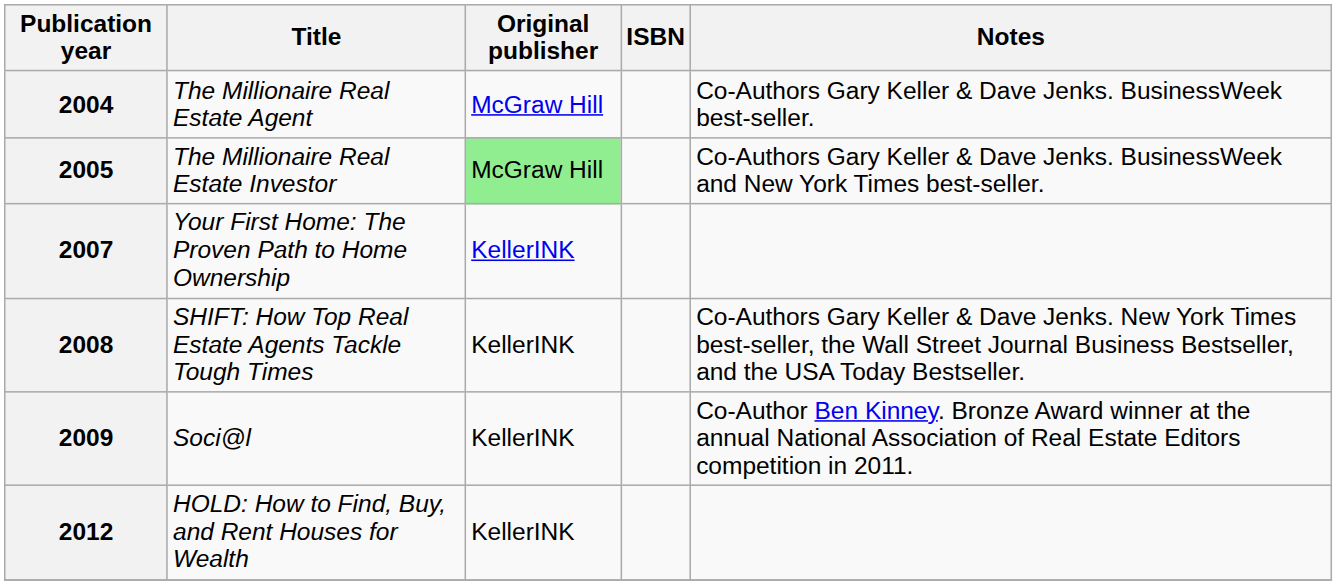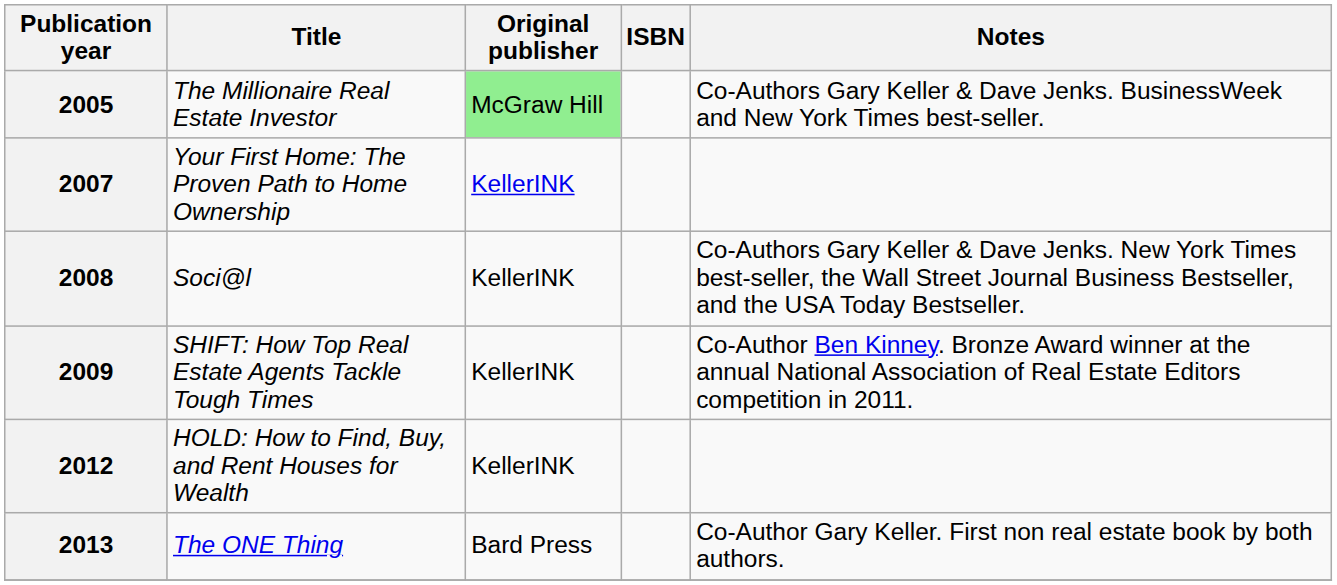- row: (86, 104)
(291, 344) SHIFT: How Top Real Estate Agents Tackle Tough Times -> (212, 278) Soci@l
(212, 438) Soci@l -> (291, 371) SHIFT: How Top Real Estate Agents Tackle Tough Times
+ row: (86, 546)
